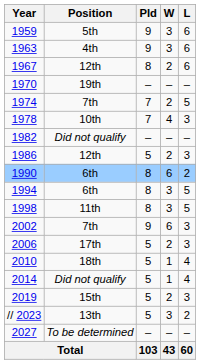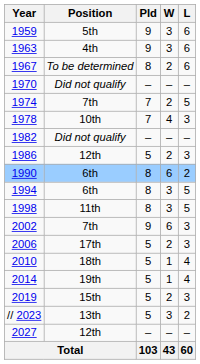(90, 67) 12th -> (90, 67) To be determined
(90, 85) 19th -> (90, 85) Did not qualify
(90, 280) Did not qualify -> (90, 280) 19th
(90, 333) To be determined -> (90, 333) 12th
